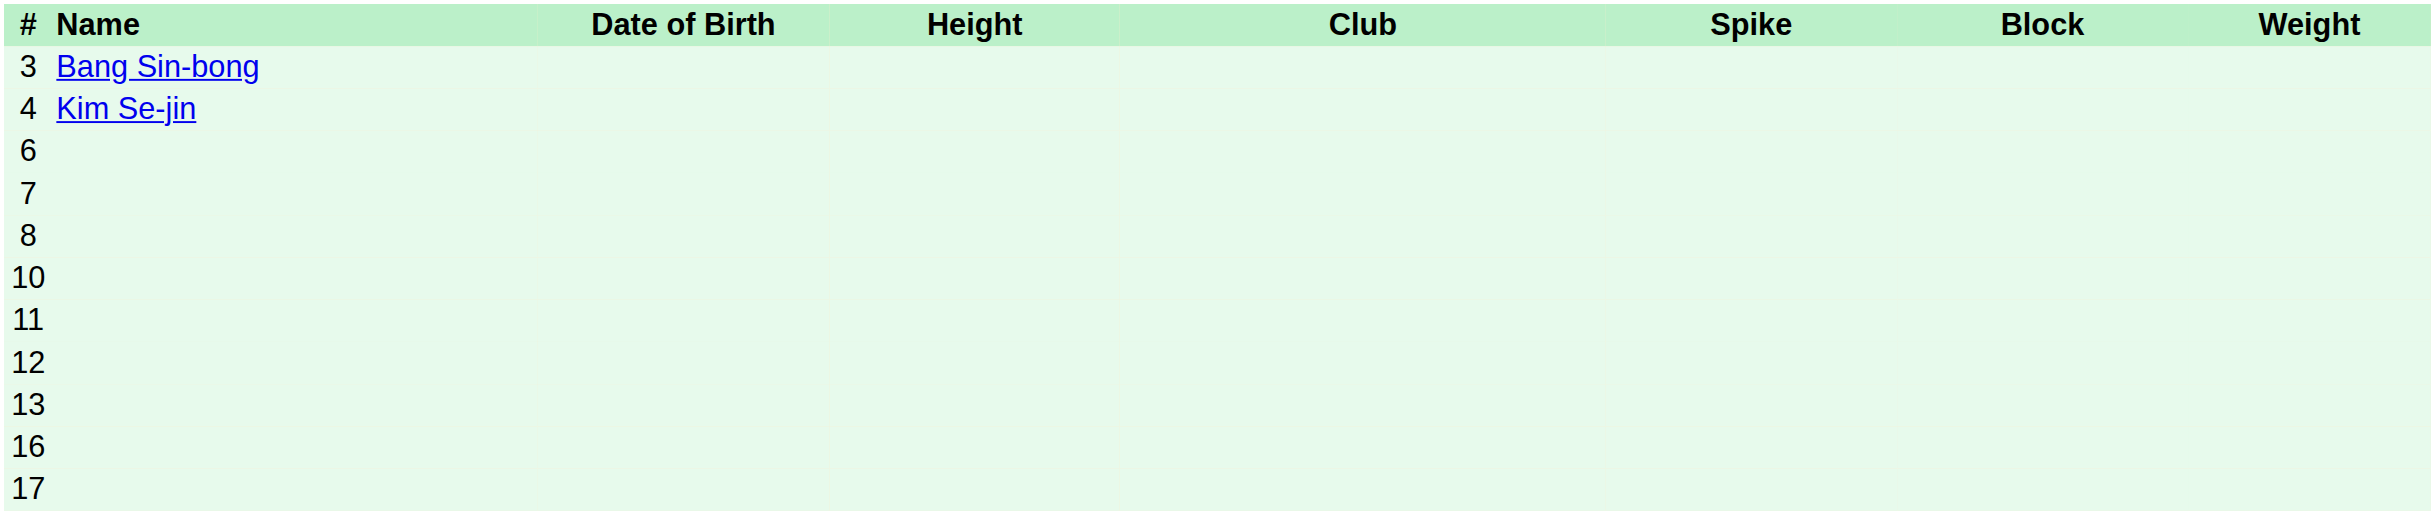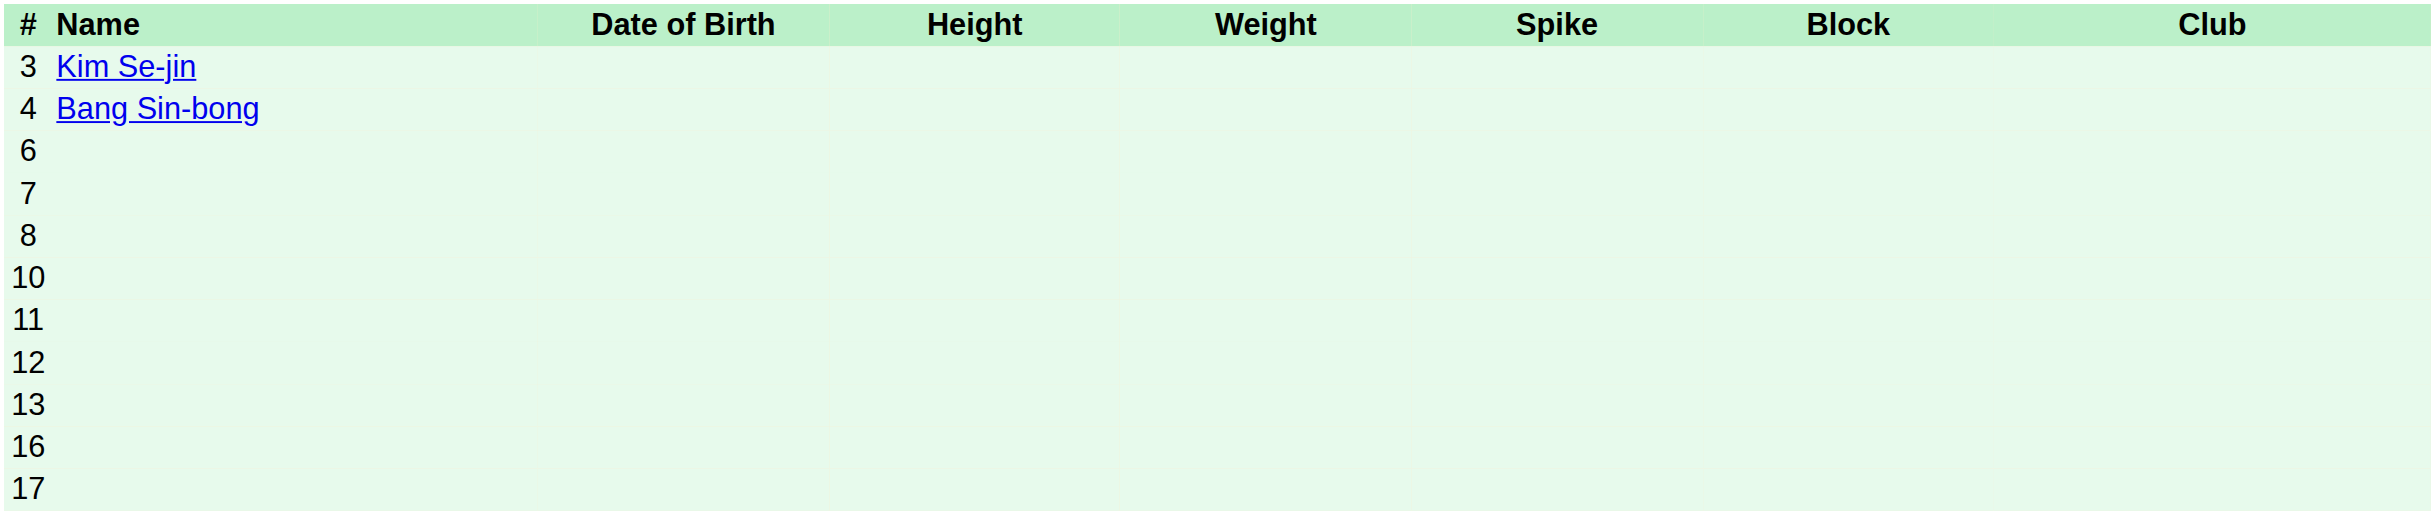columns swapped: (2309, 24) <-> (1363, 24)
(158, 66) Bang Sin-bong -> (126, 66) Kim Se-jin
(126, 109) Kim Se-jin -> (158, 109) Bang Sin-bong
